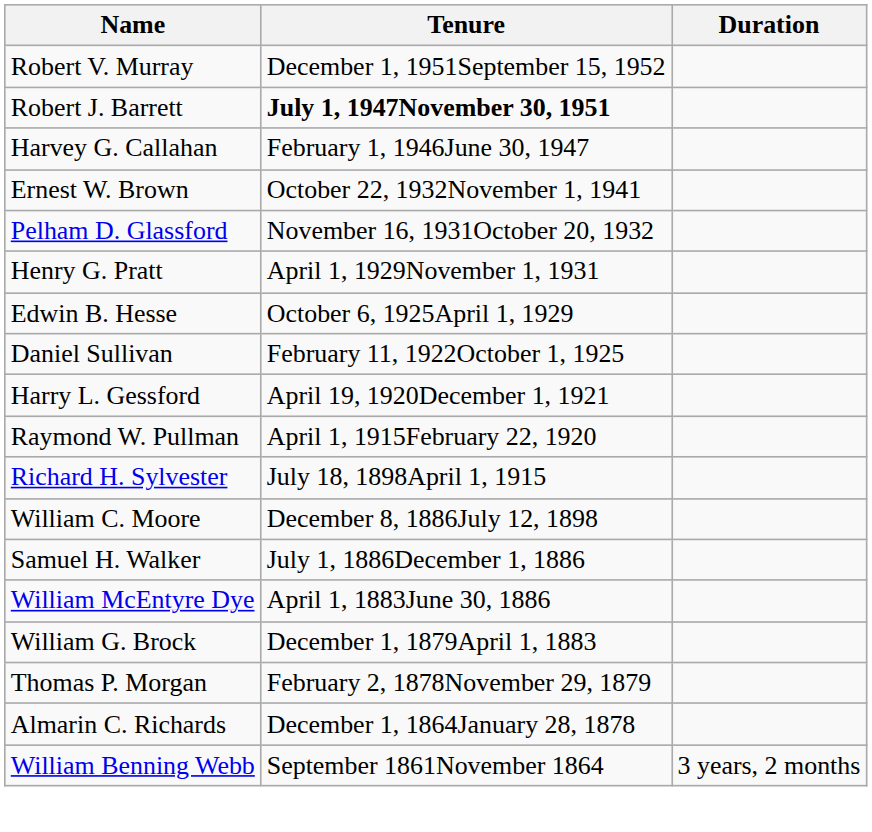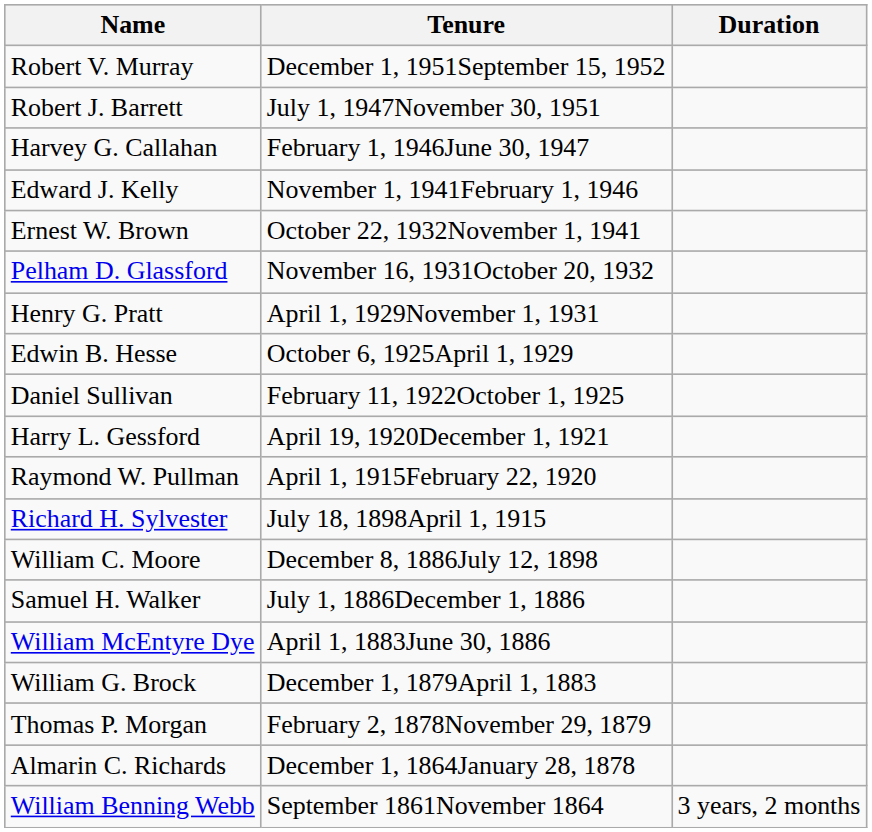(439, 107) bold -> (434, 107) normal
+ row: (95, 189)
